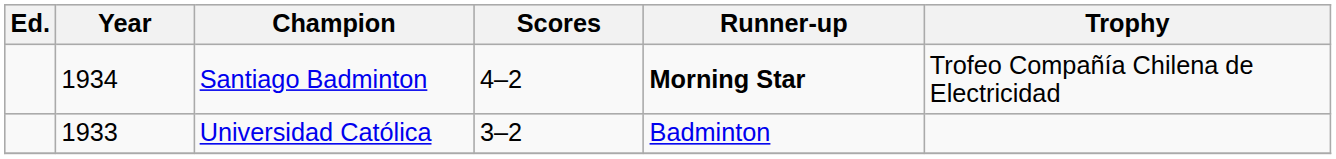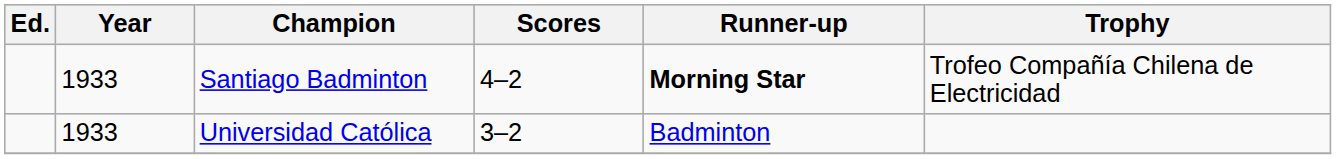(90, 78) 1934 -> (90, 78) 1933
